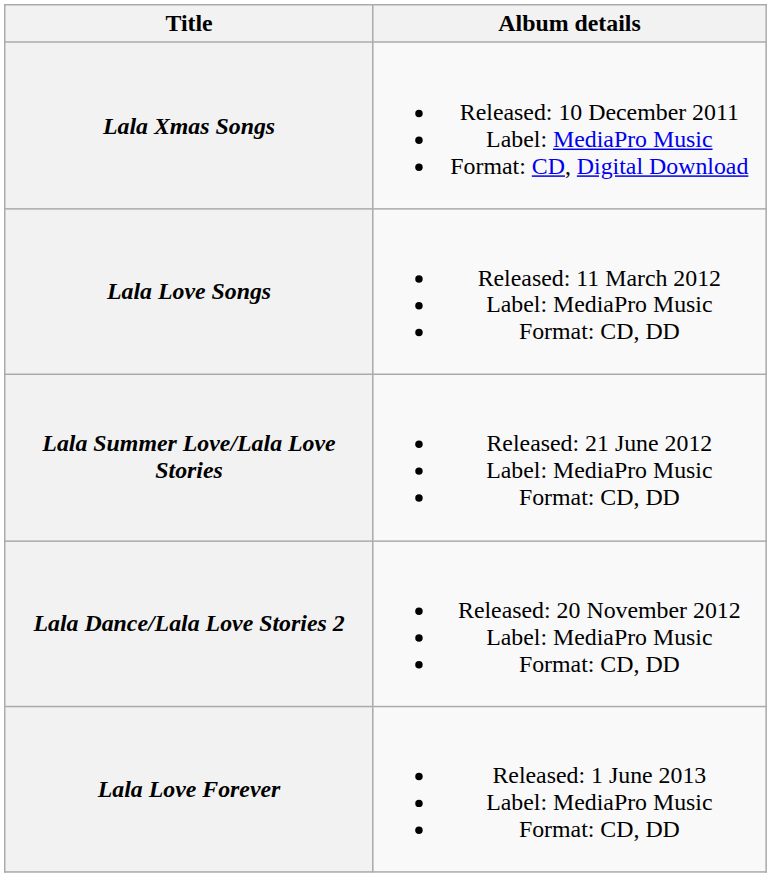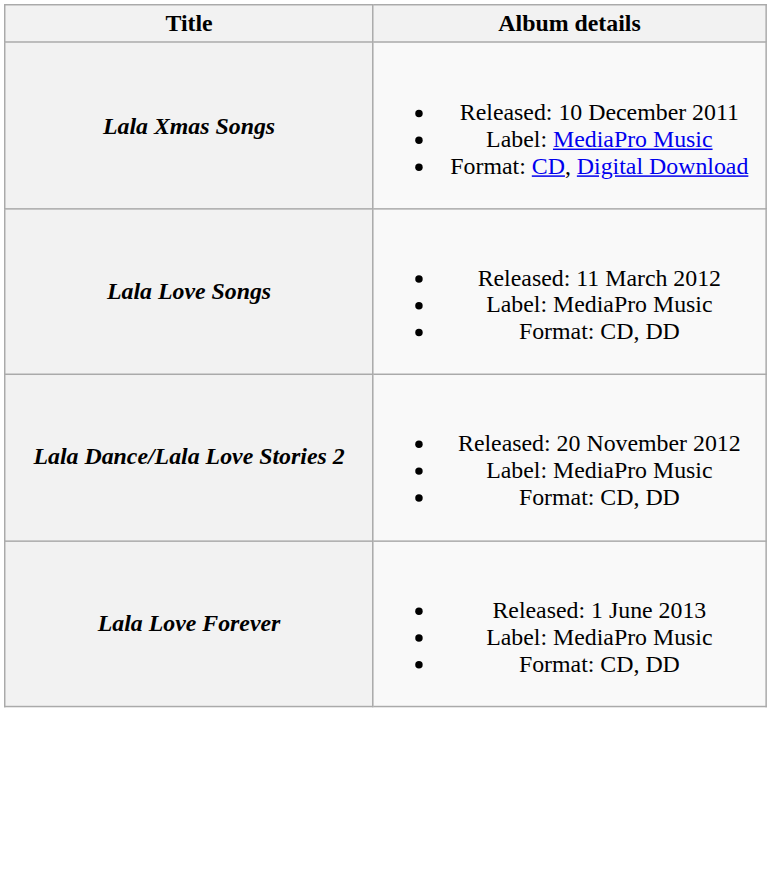- row: (189, 457)
